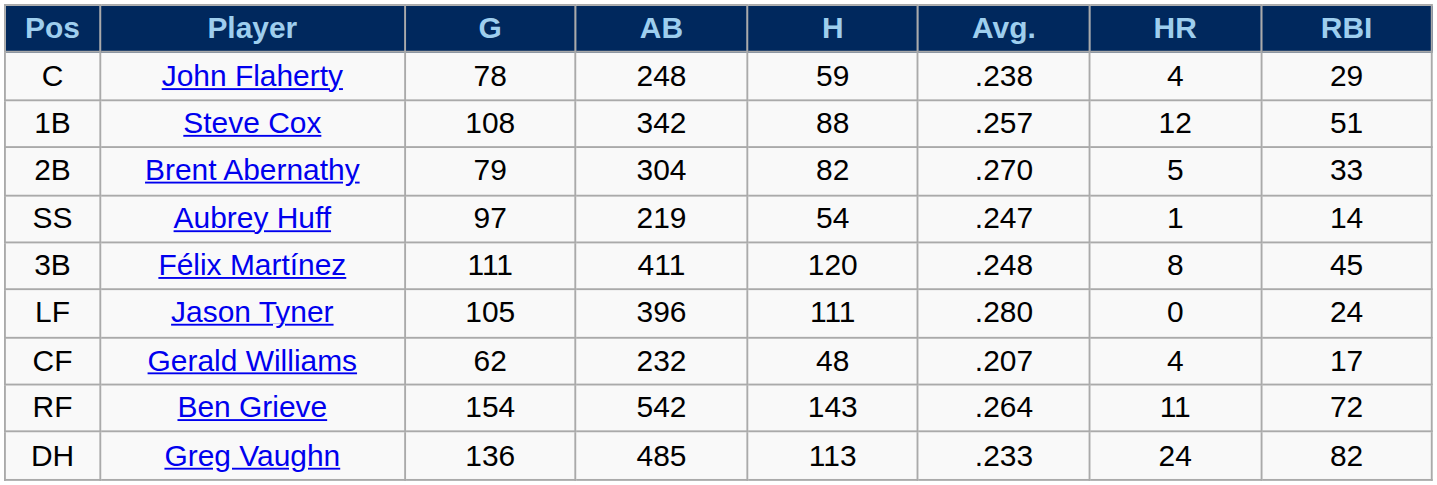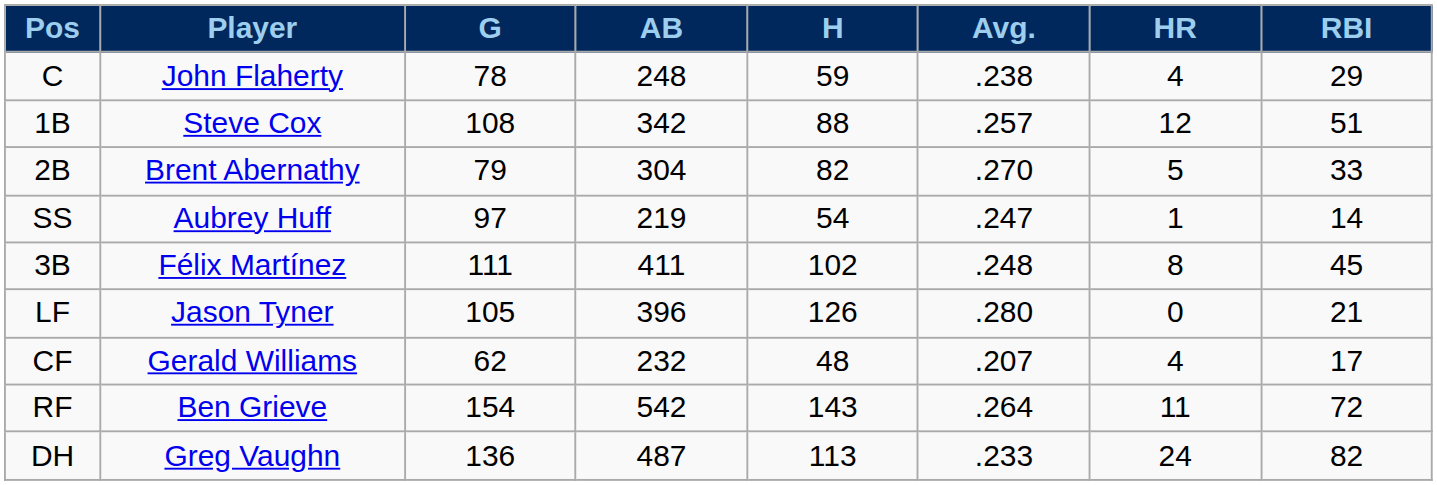(833, 265) 120 -> (833, 265) 102
(833, 312) 111 -> (833, 312) 126
(1347, 312) 24 -> (1347, 312) 21
(661, 455) 485 -> (661, 455) 487
